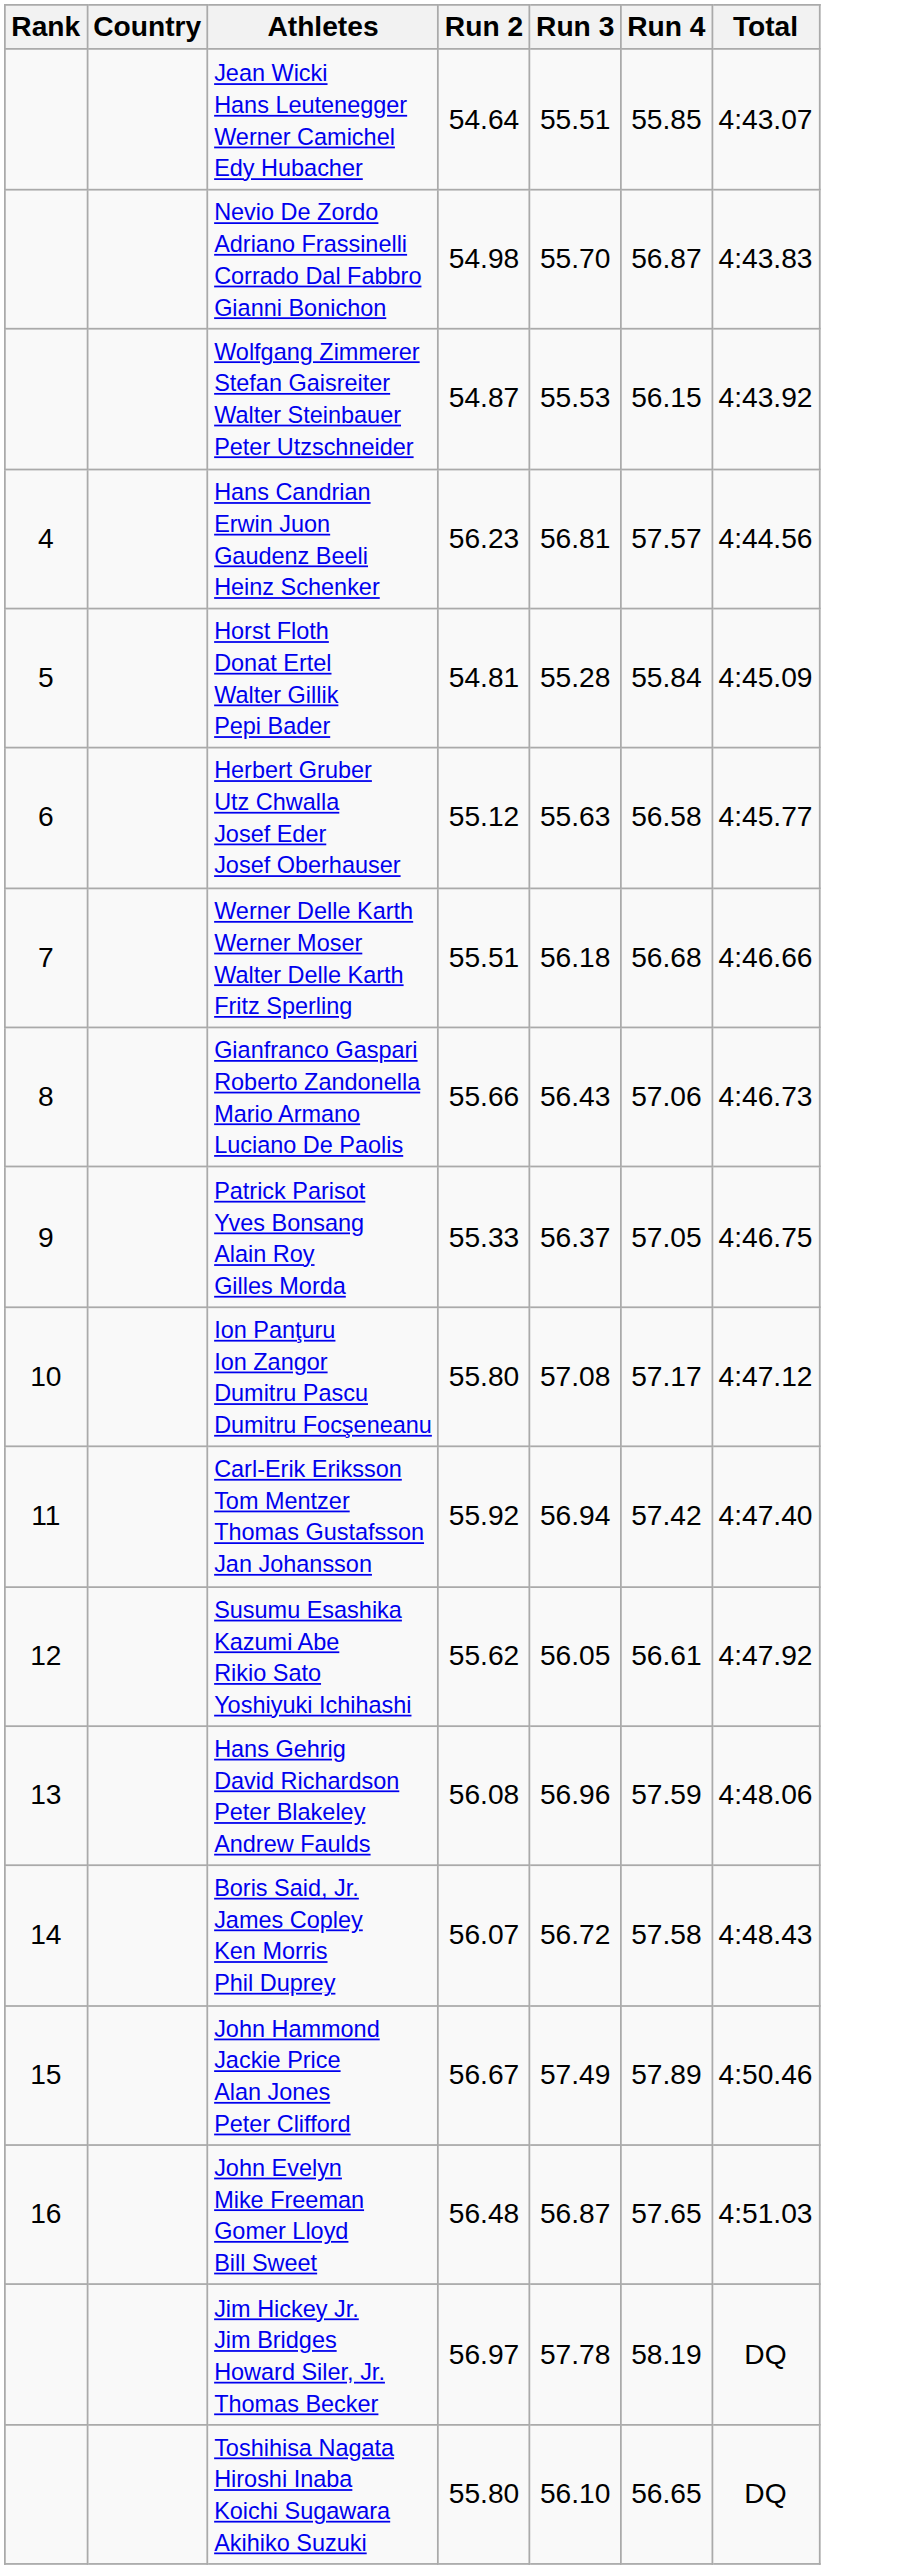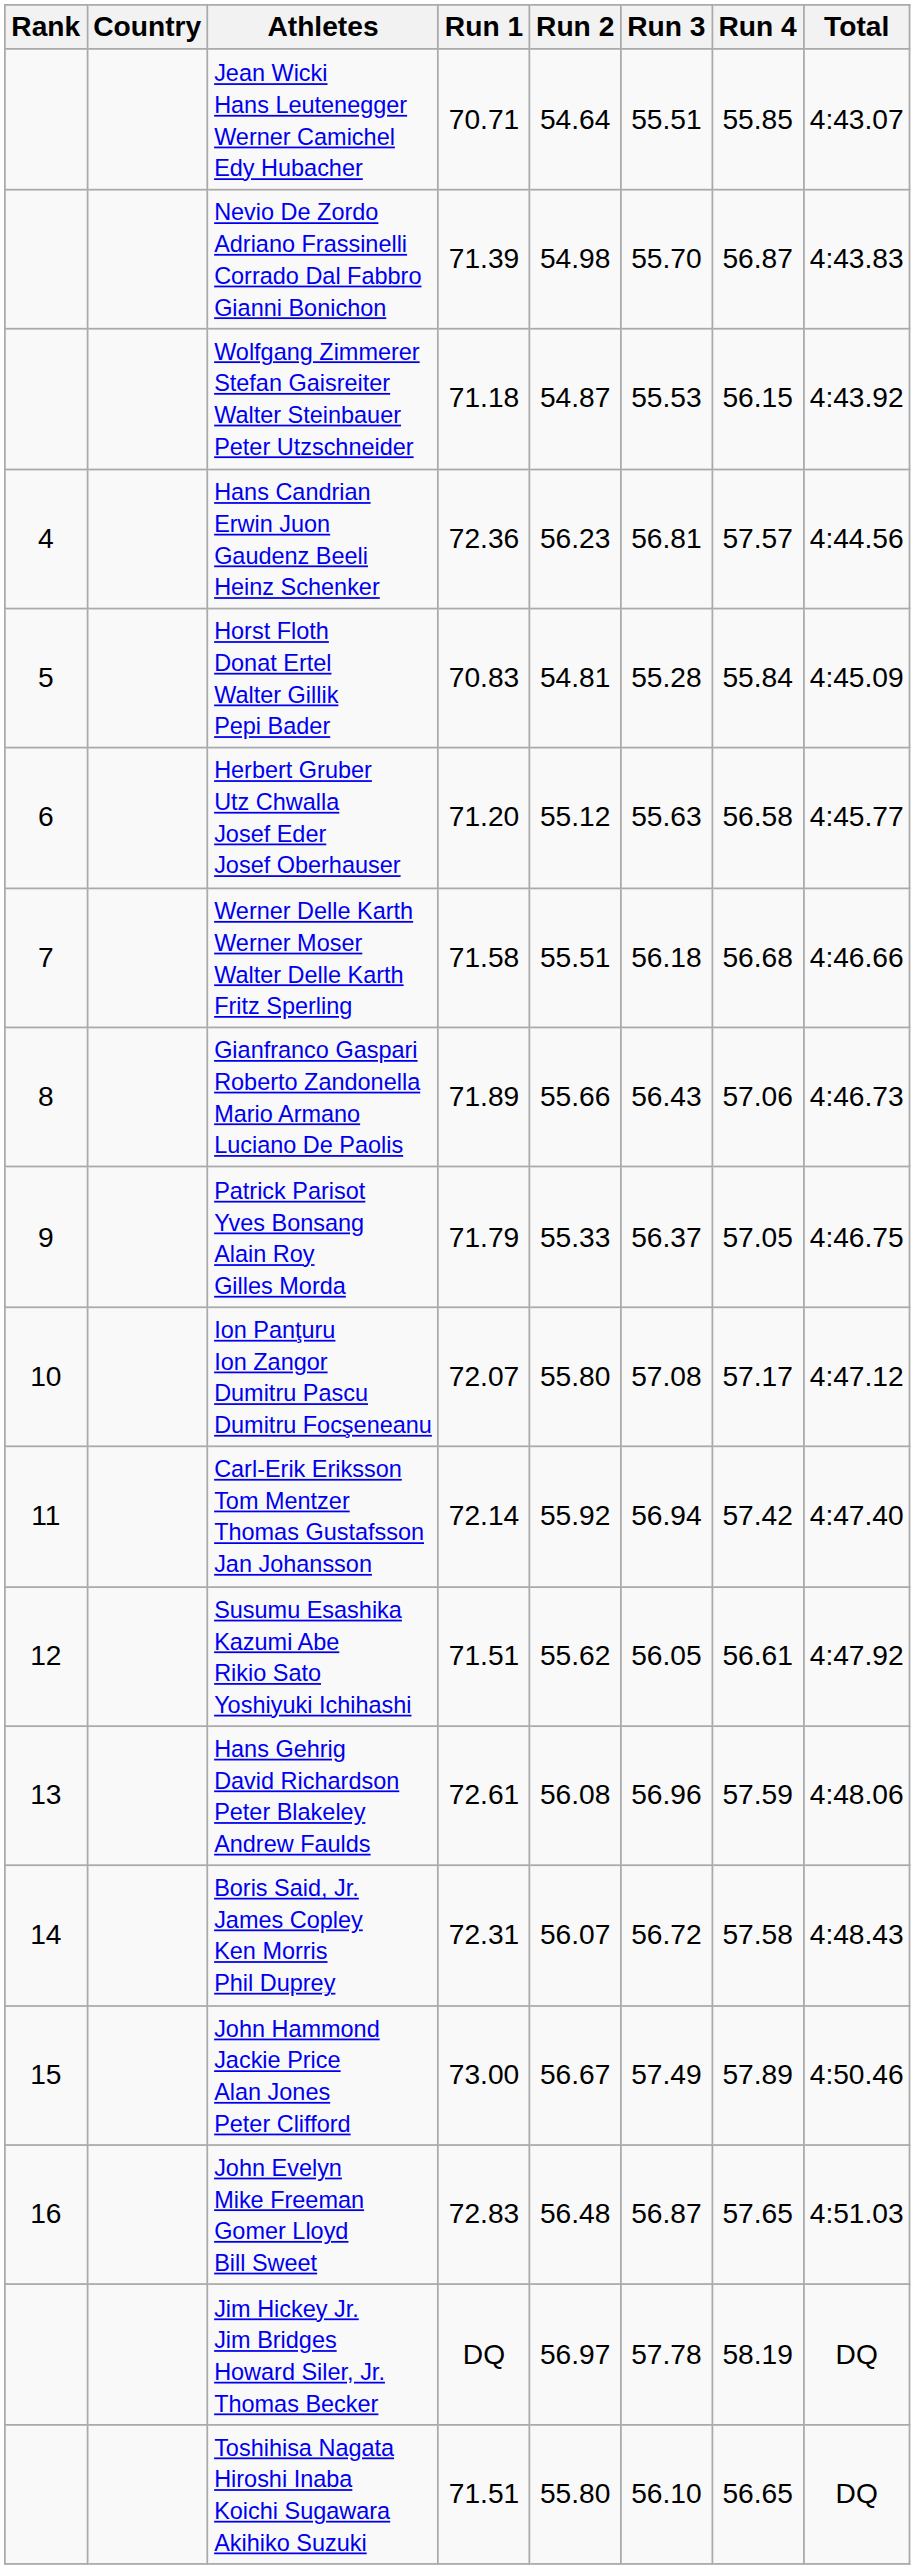+ column: (484, 26)
